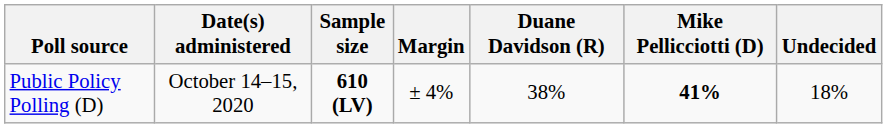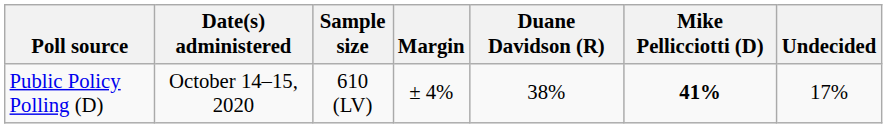(352, 92) bold -> (353, 92) normal
(829, 92) 18% -> (829, 92) 17%
